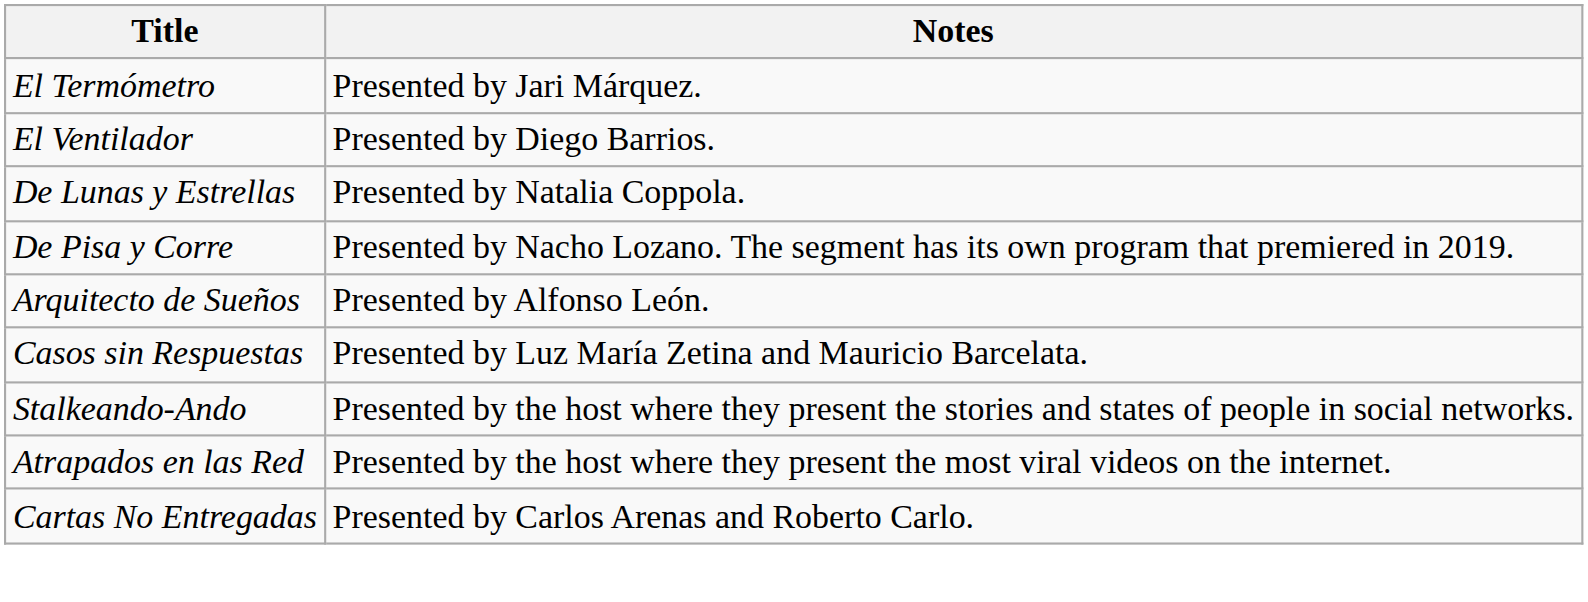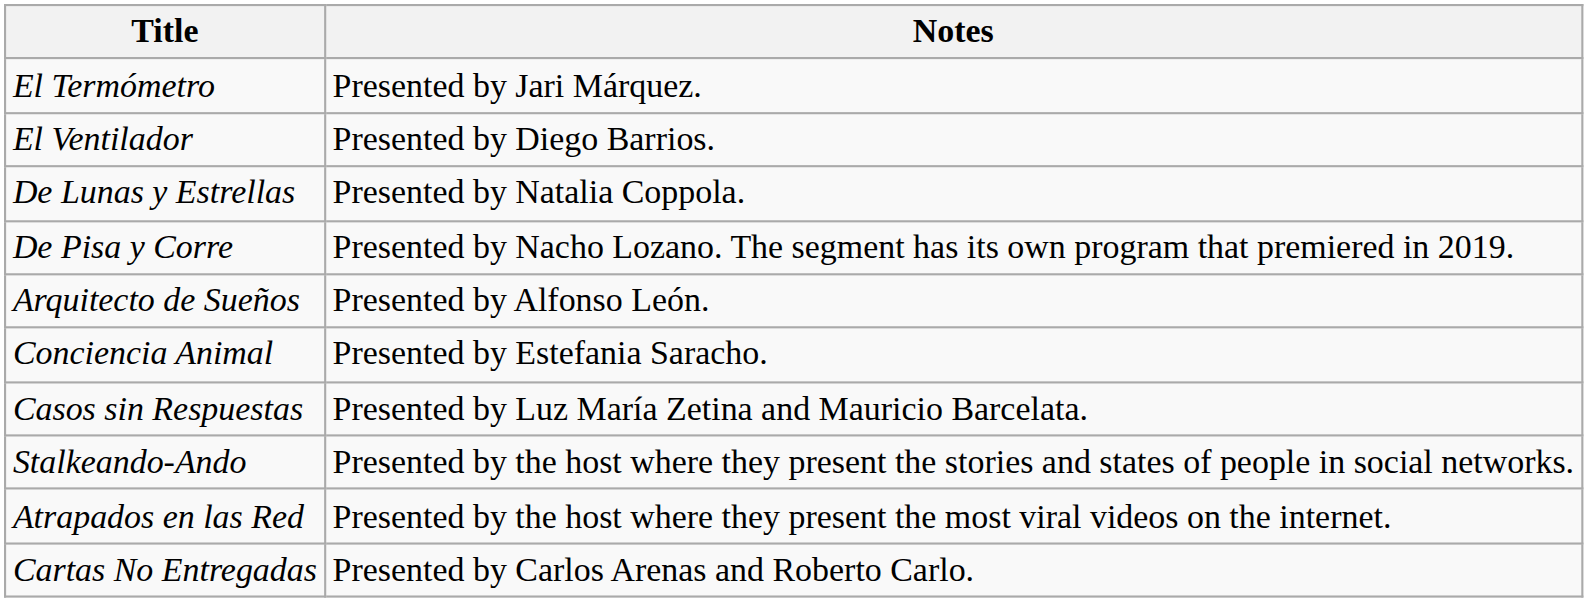+ row: (143, 354)
